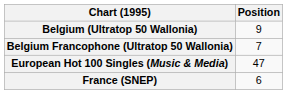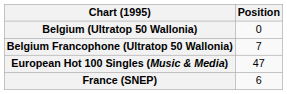(259, 30) 9 -> (259, 30) 0
